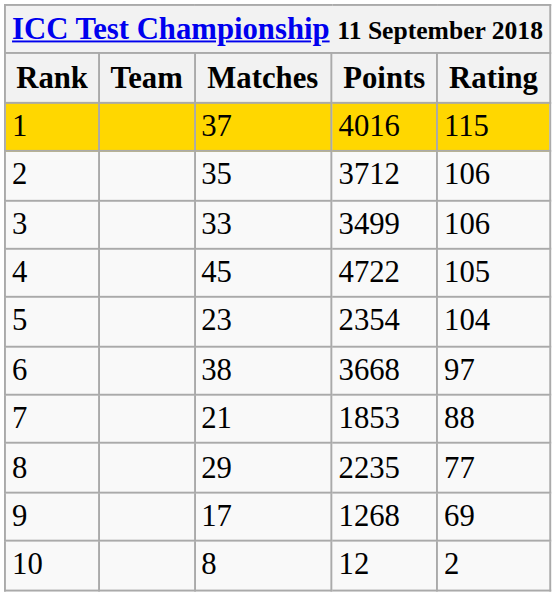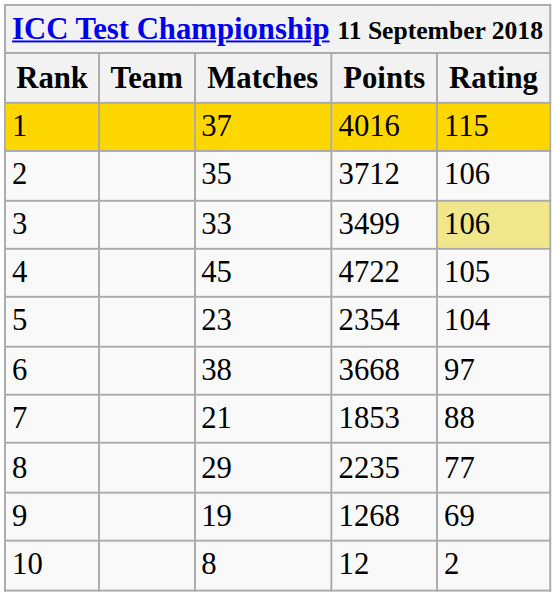(467, 223) no background -> (467, 223) khaki background
(217, 516) 17 -> (217, 516) 19
